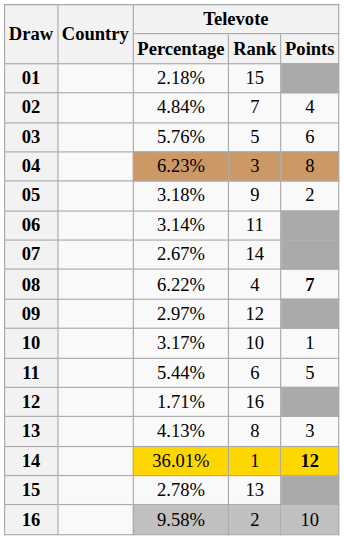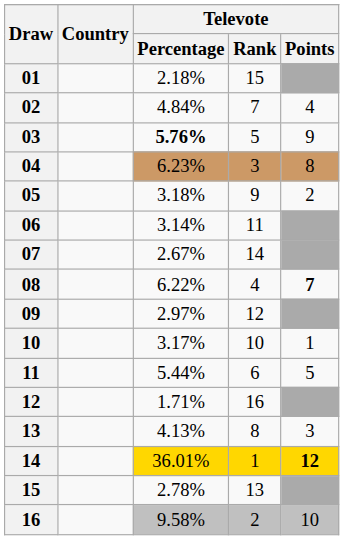(181, 136) normal -> (181, 136) bold
(310, 136) 6 -> (310, 136) 9
